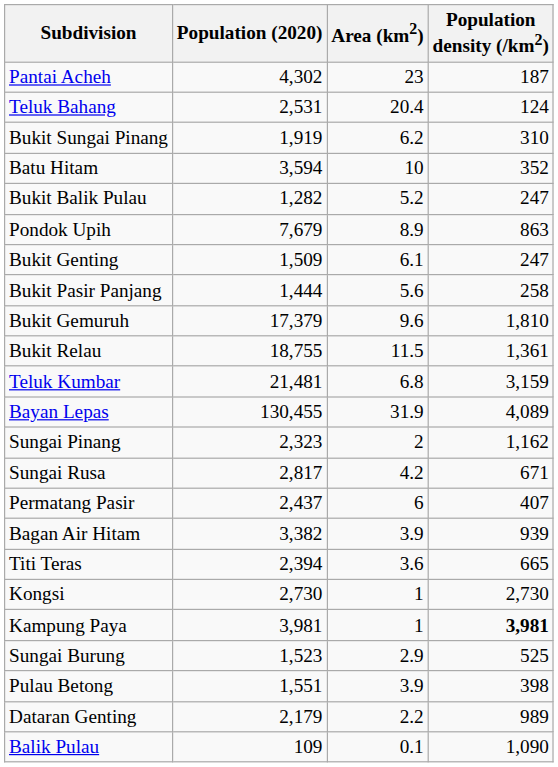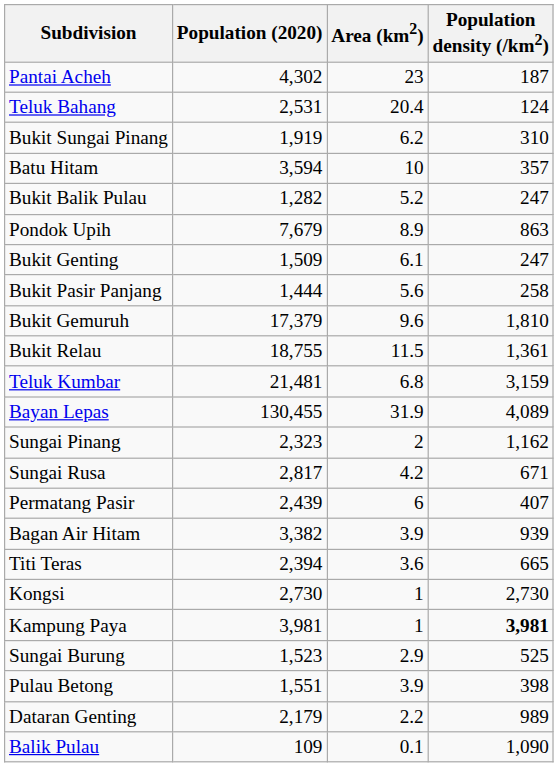(534, 168) 352 -> (534, 168) 357
(301, 503) 2,437 -> (301, 503) 2,439
